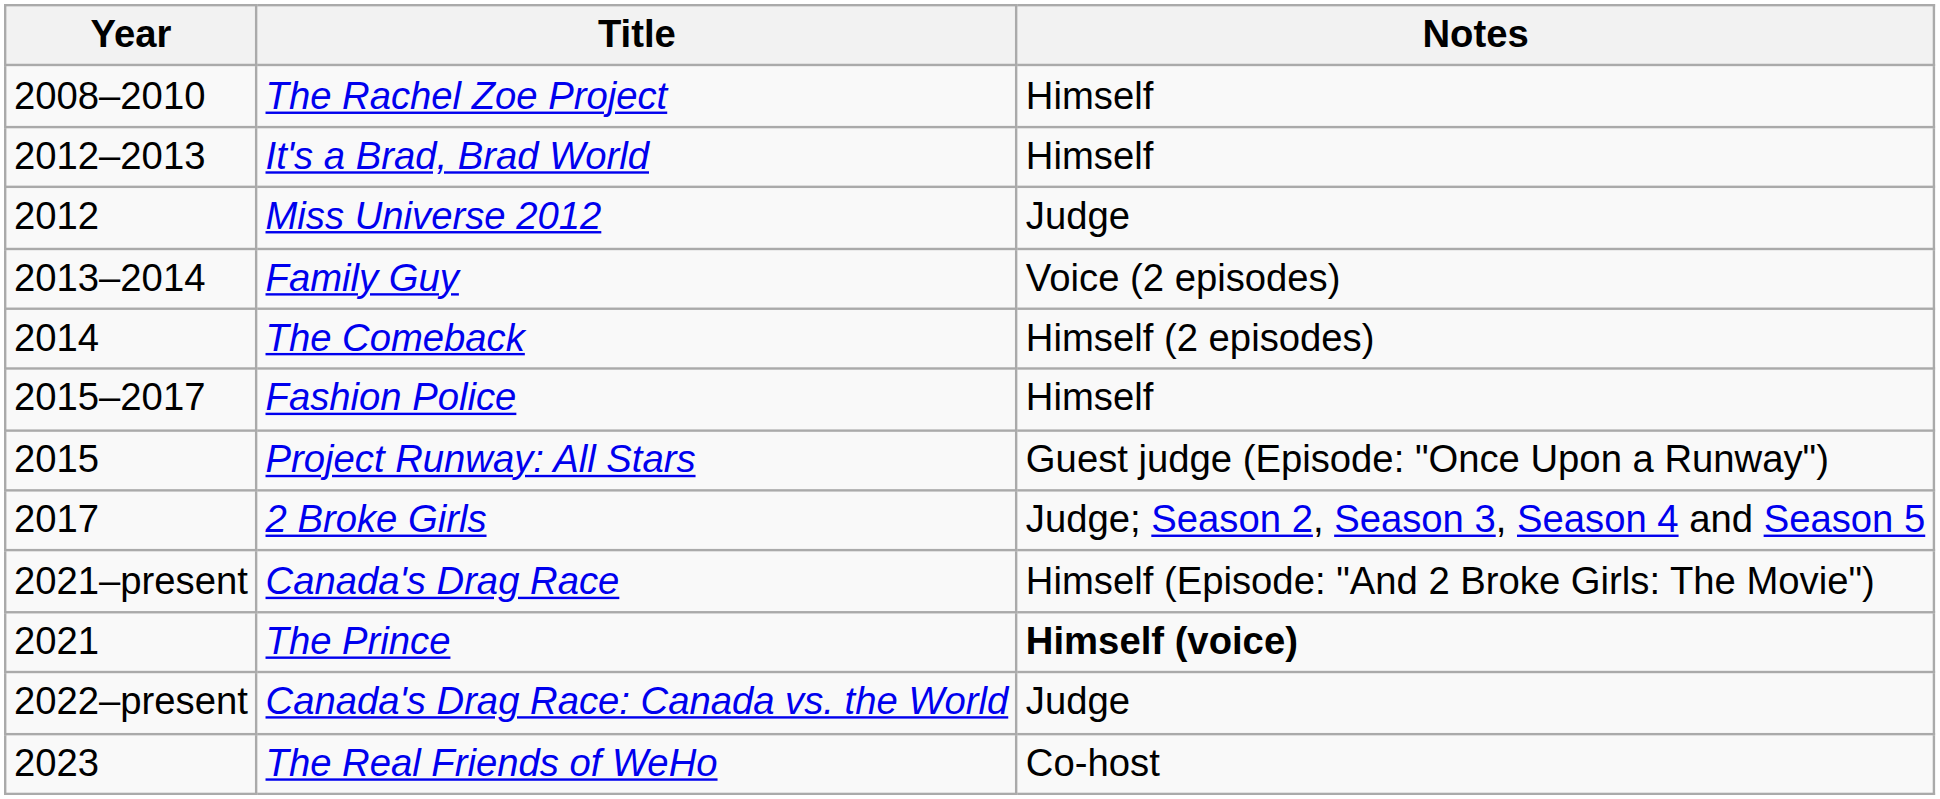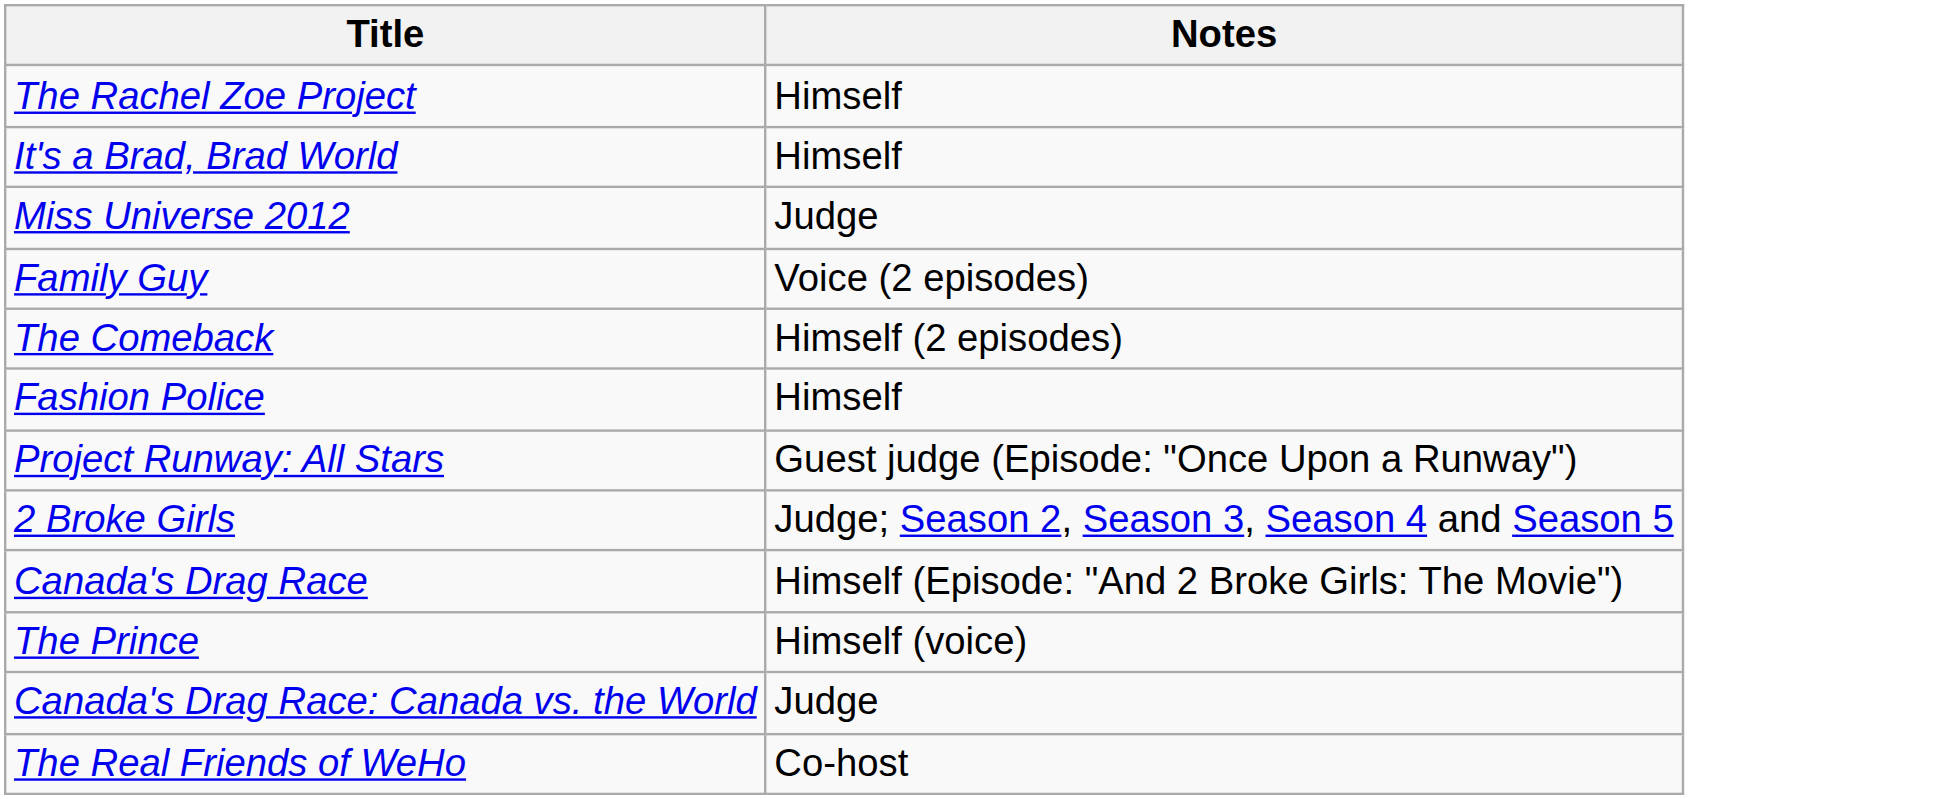- column: (131, 34)
(1162, 641) bold -> (901, 641) normal
